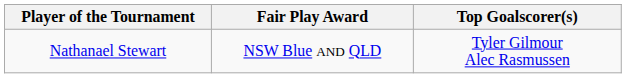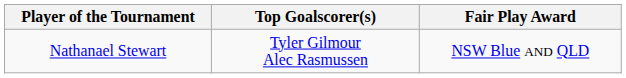columns swapped: (517, 17) <-> (312, 17)
